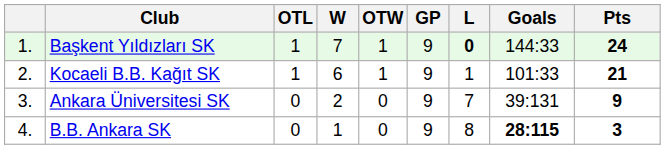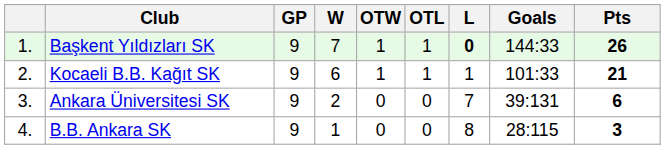columns swapped: (428, 18) <-> (295, 18)
(617, 46) 24 -> (617, 46) 26
(617, 102) 9 -> (617, 102) 6
(532, 130) bold -> (532, 130) normal
